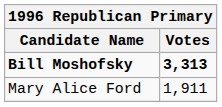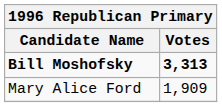(185, 89) 1,911 -> (185, 89) 1,909
